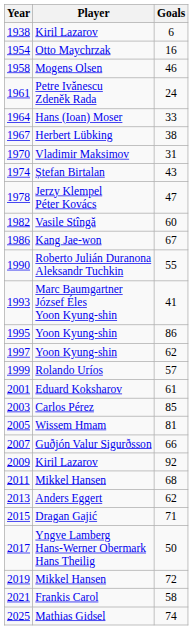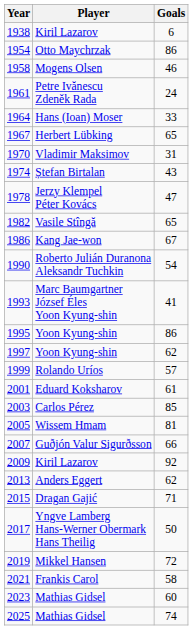(171, 50) 16 -> (171, 50) 86
(171, 136) 38 -> (171, 136) 65
(171, 222) 60 -> (171, 222) 65
(171, 265) 55 -> (171, 265) 54
- row: (18, 480)
+ row: (19, 597)
